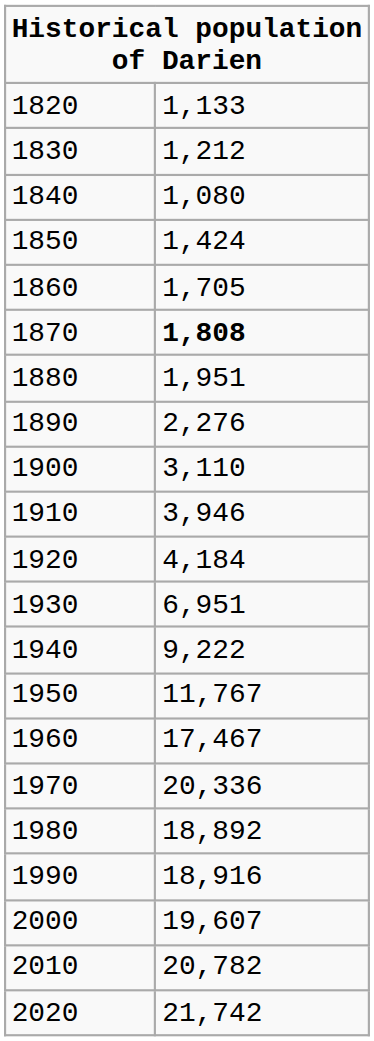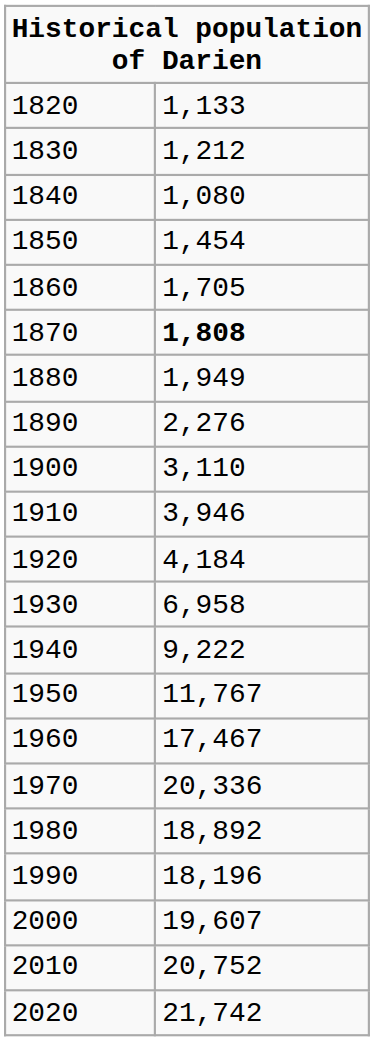(204, 242) 1,424 -> (204, 242) 1,454
(204, 378) 1,951 -> (204, 378) 1,949
(204, 605) 6,951 -> (204, 605) 6,958
(212, 877) 18,916 -> (212, 877) 18,196
(212, 967) 20,782 -> (212, 967) 20,752
